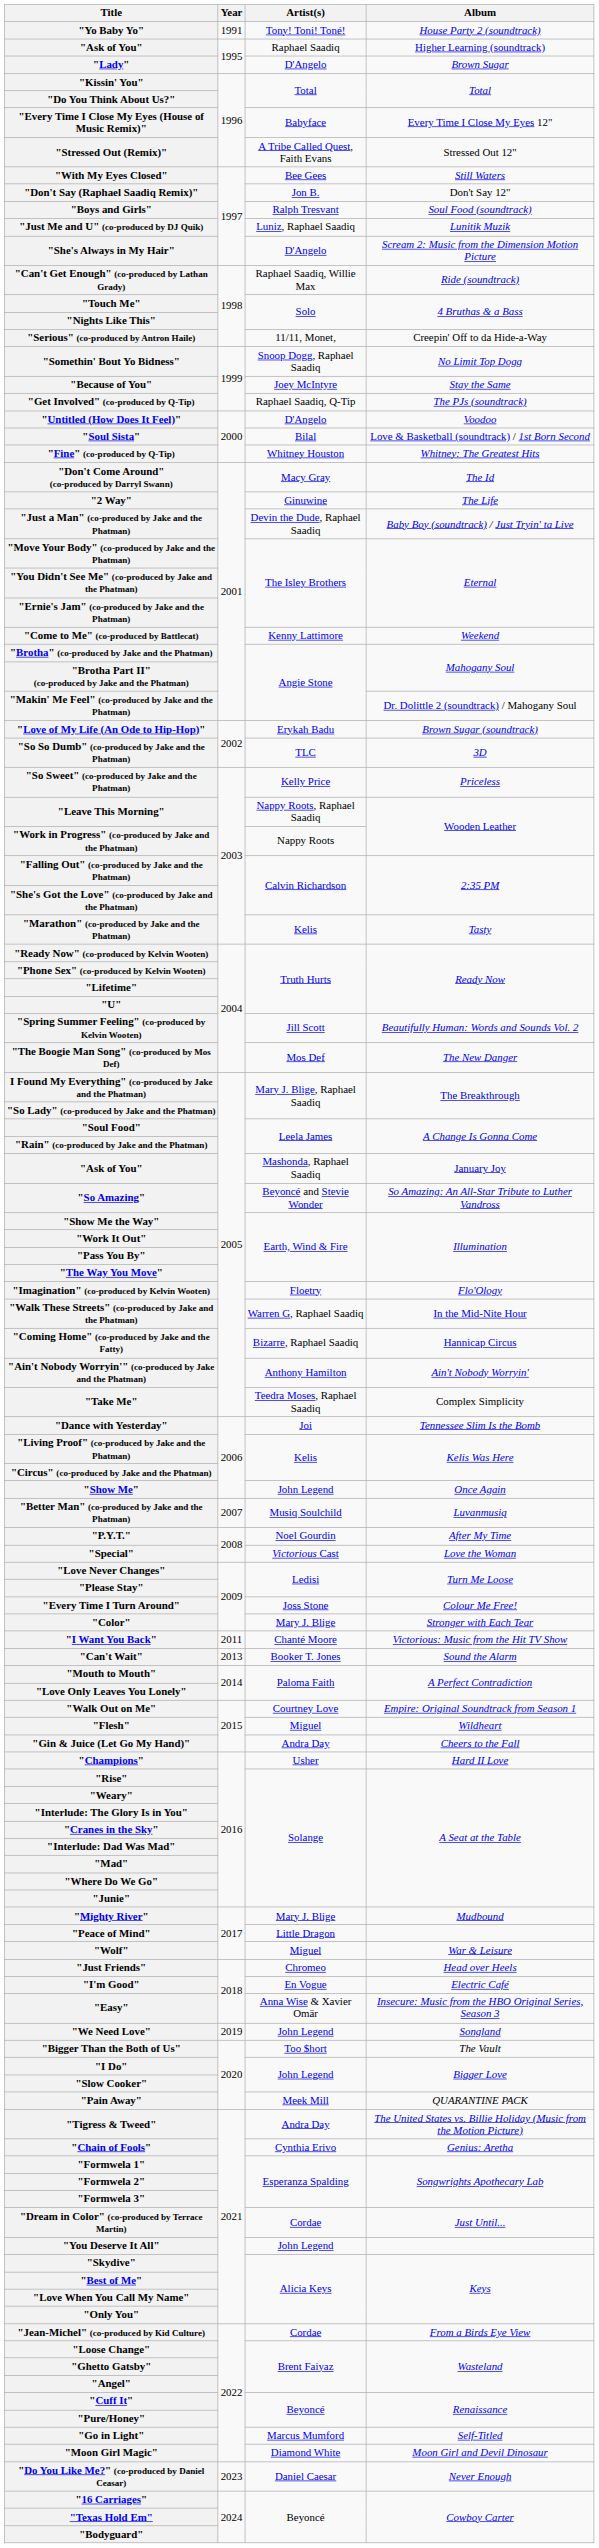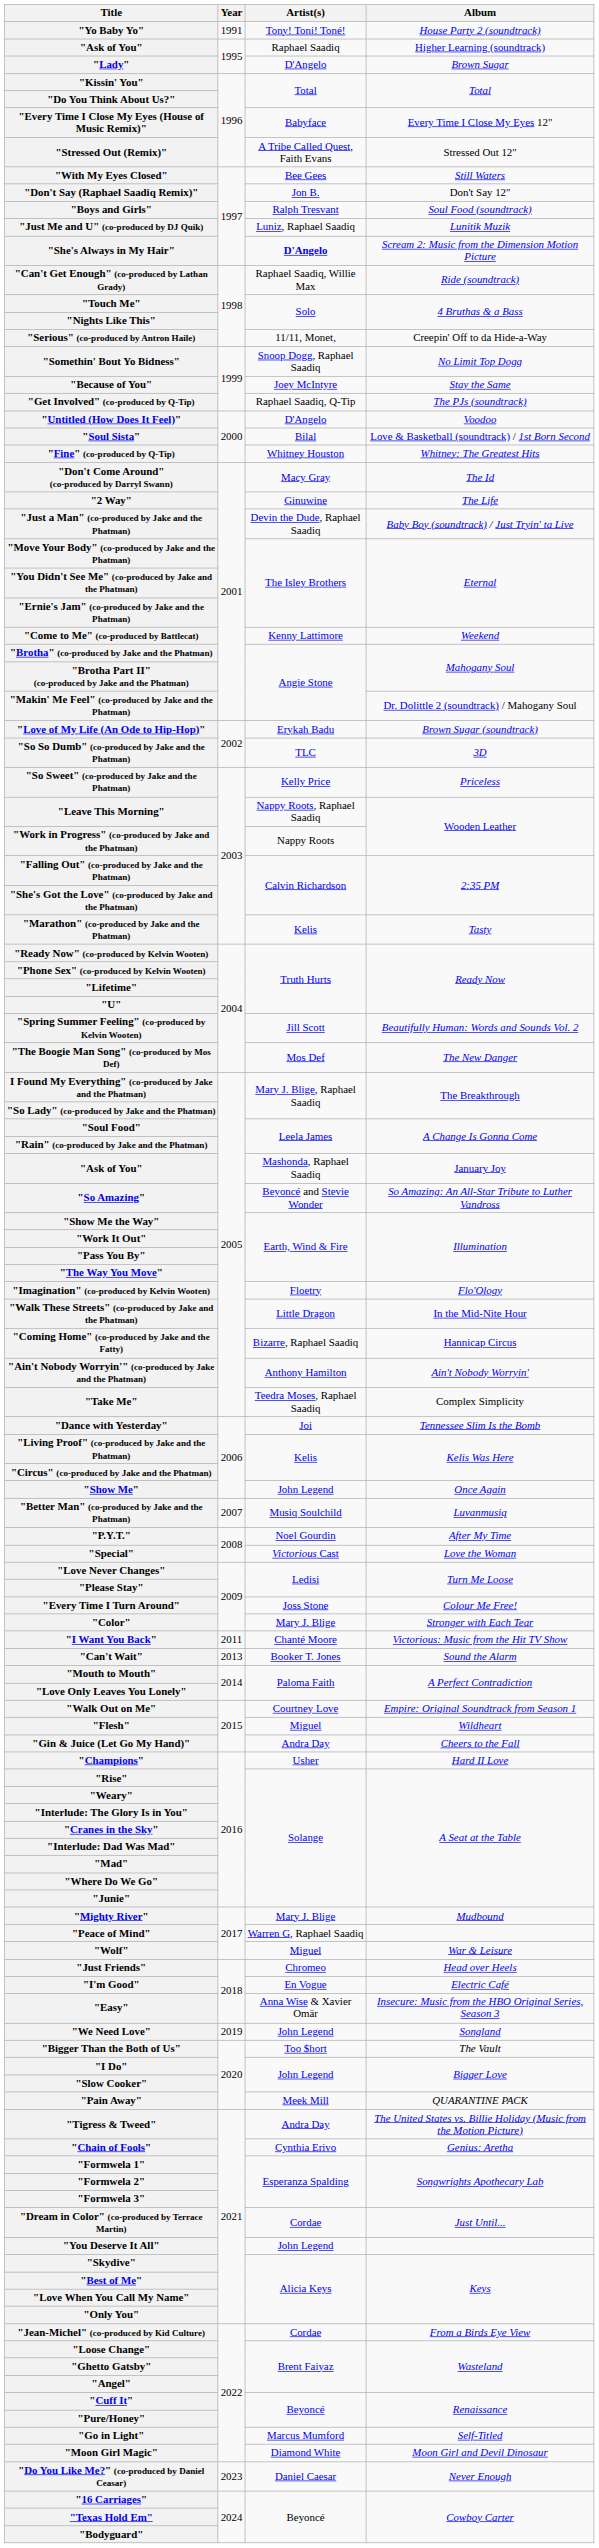(306, 250) normal -> (306, 250) bold
(306, 1313) Warren G, Raphael Saadiq -> (306, 1313) Little Dragon
(306, 1933) Little Dragon -> (306, 1933) Warren G, Raphael Saadiq
